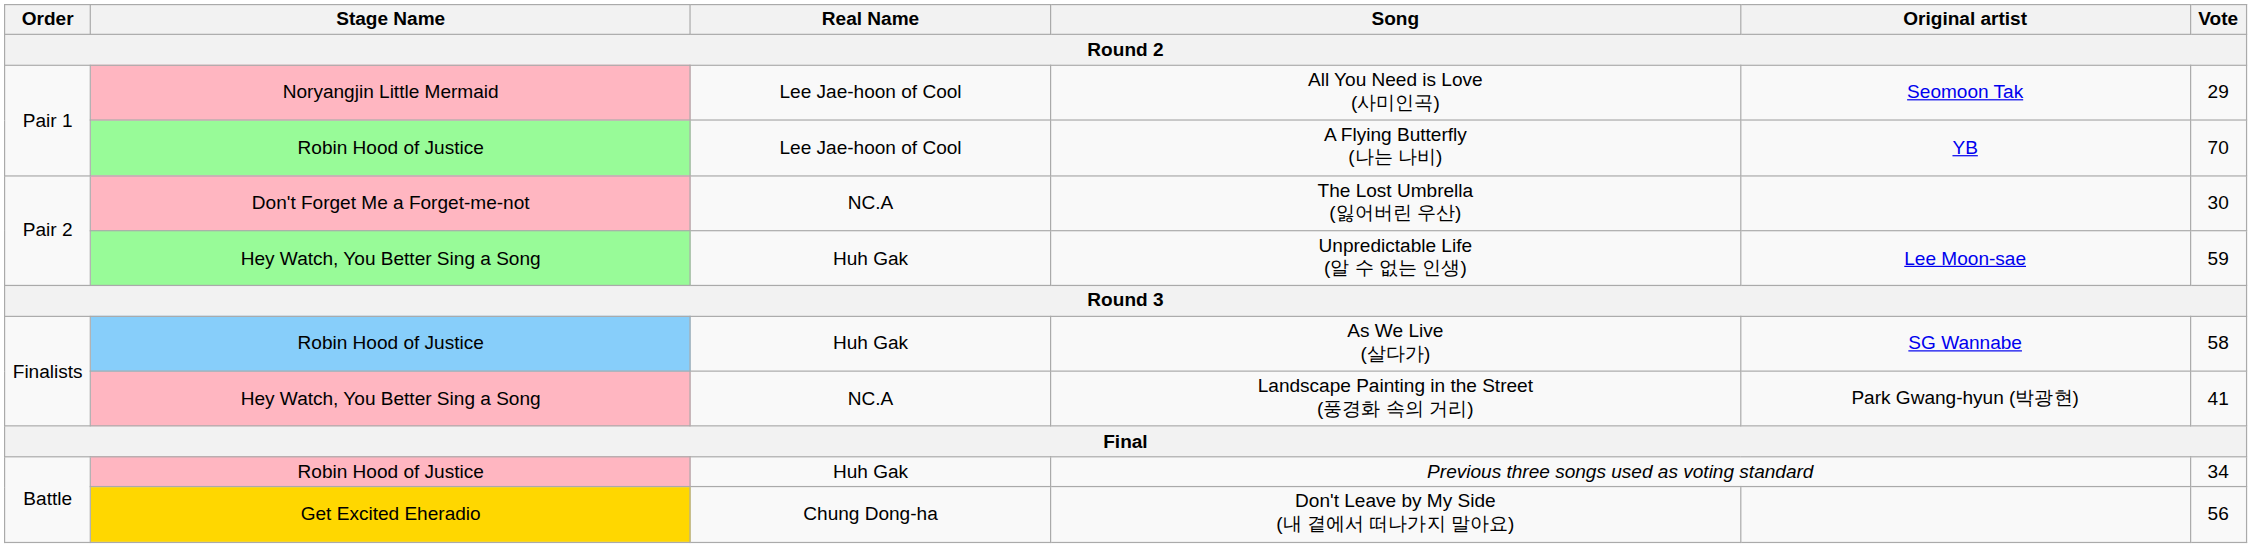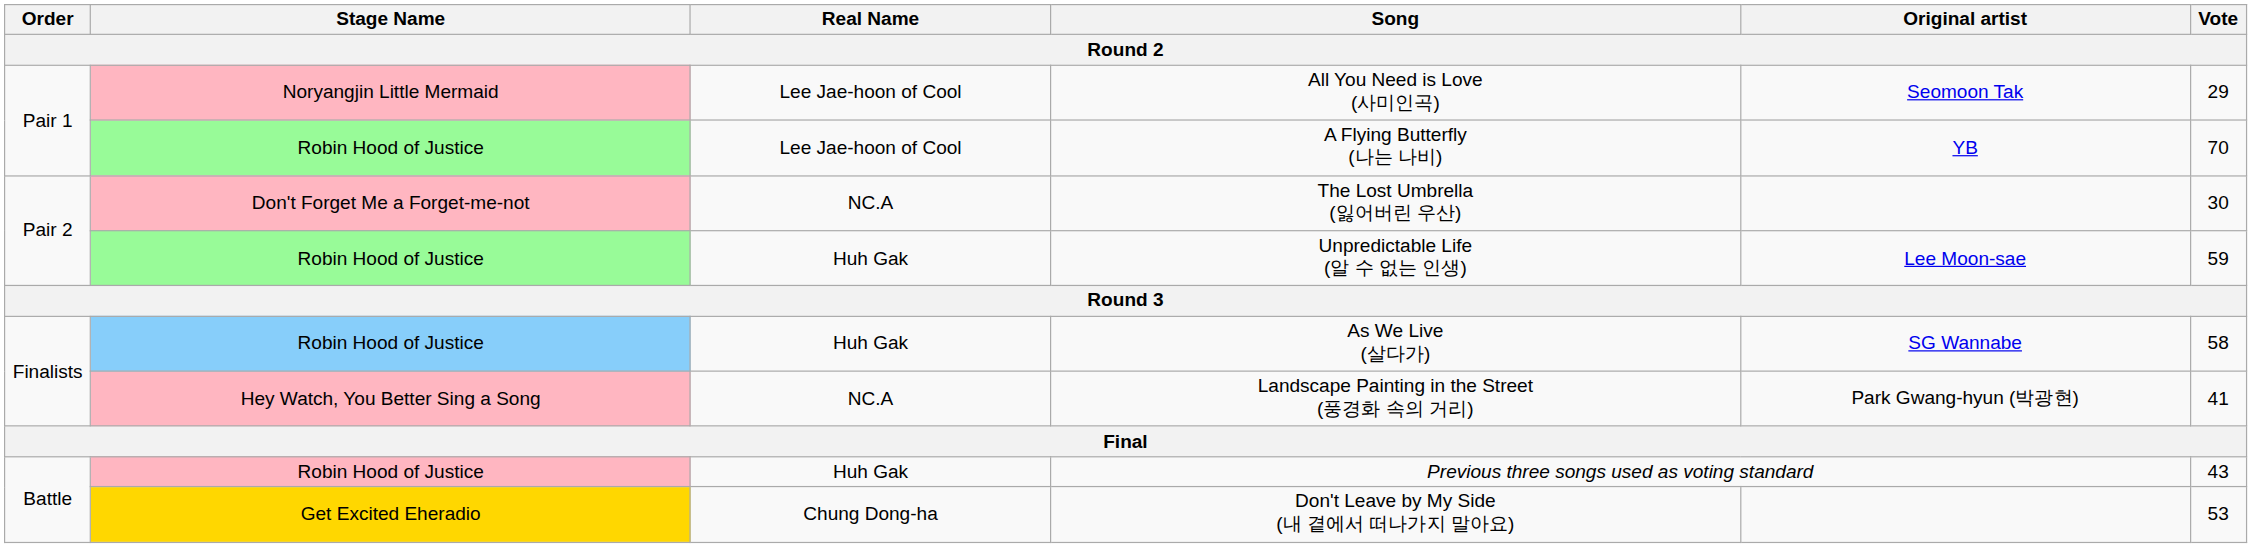(391, 258) Hey Watch, You Better Sing a Song -> (391, 258) Robin Hood of Justice
(2218, 471) 34 -> (2218, 471) 43
(2218, 514) 56 -> (2218, 514) 53
